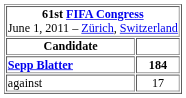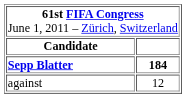(158, 83) 17 -> (158, 83) 12
